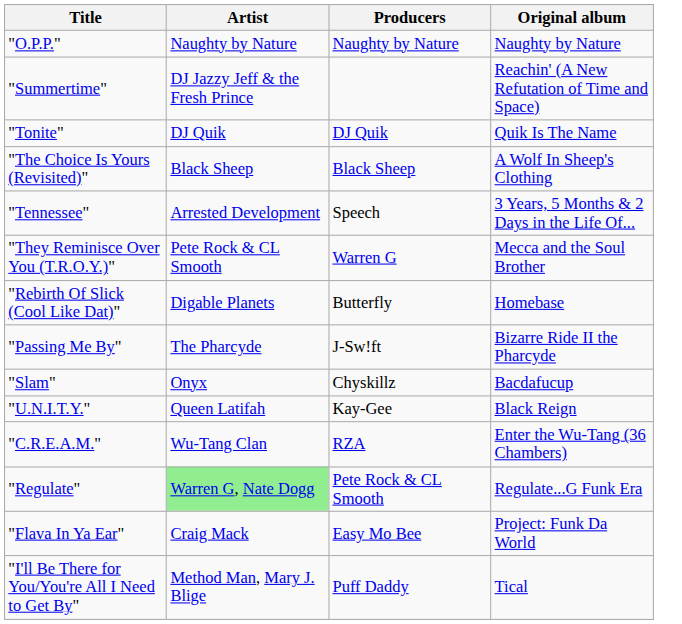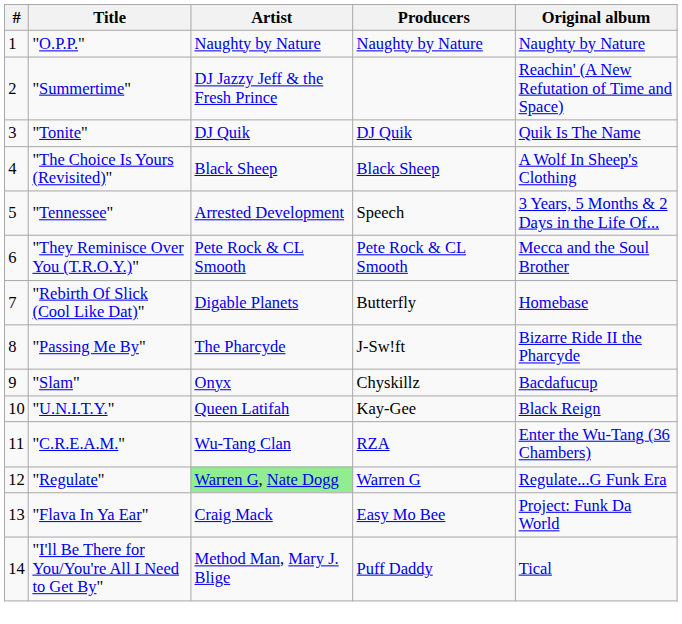+ column: (17, 17)
(365, 257) Warren G -> (411, 257) Pete Rock & CL Smooth
(387, 488) Pete Rock & CL Smooth -> (389, 479) Warren G
